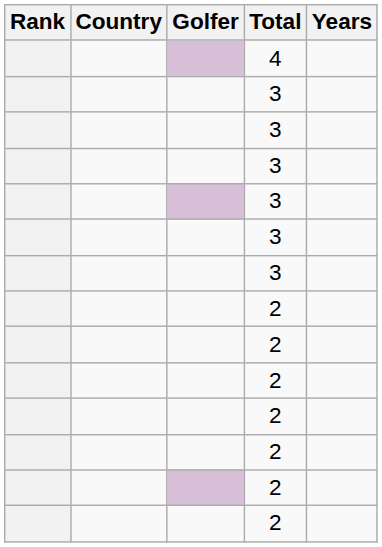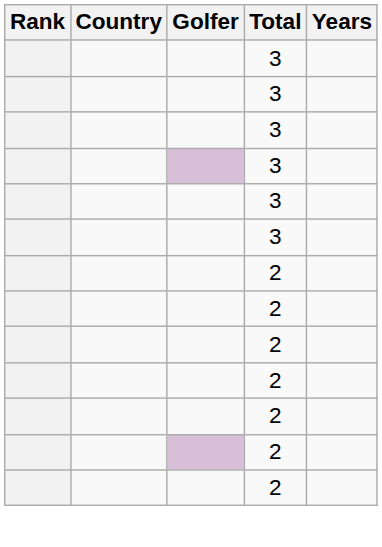- row: (37, 58)
